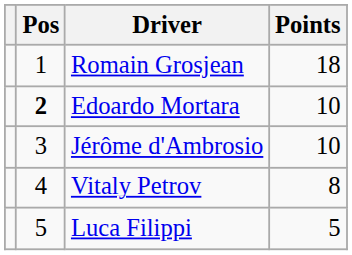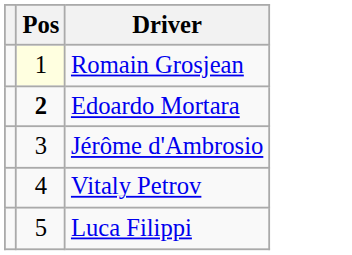- column: (308, 24)
(41, 65) no background -> (41, 65) lightyellow background
